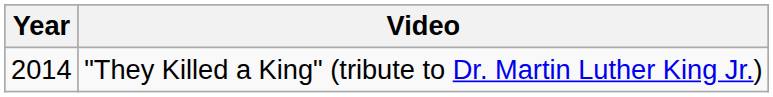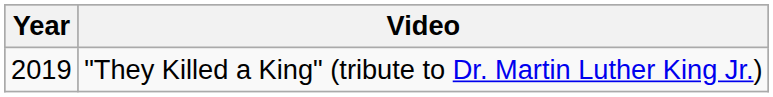(41, 69) 2014 -> (41, 69) 2019
